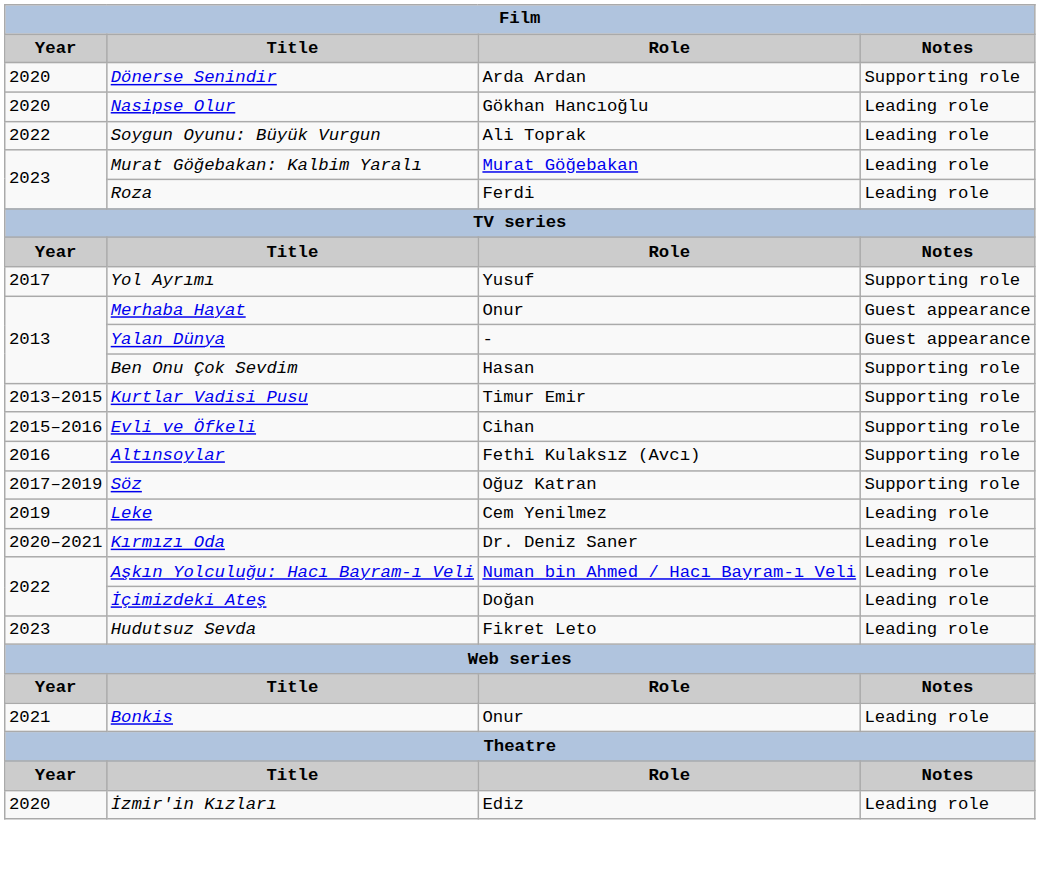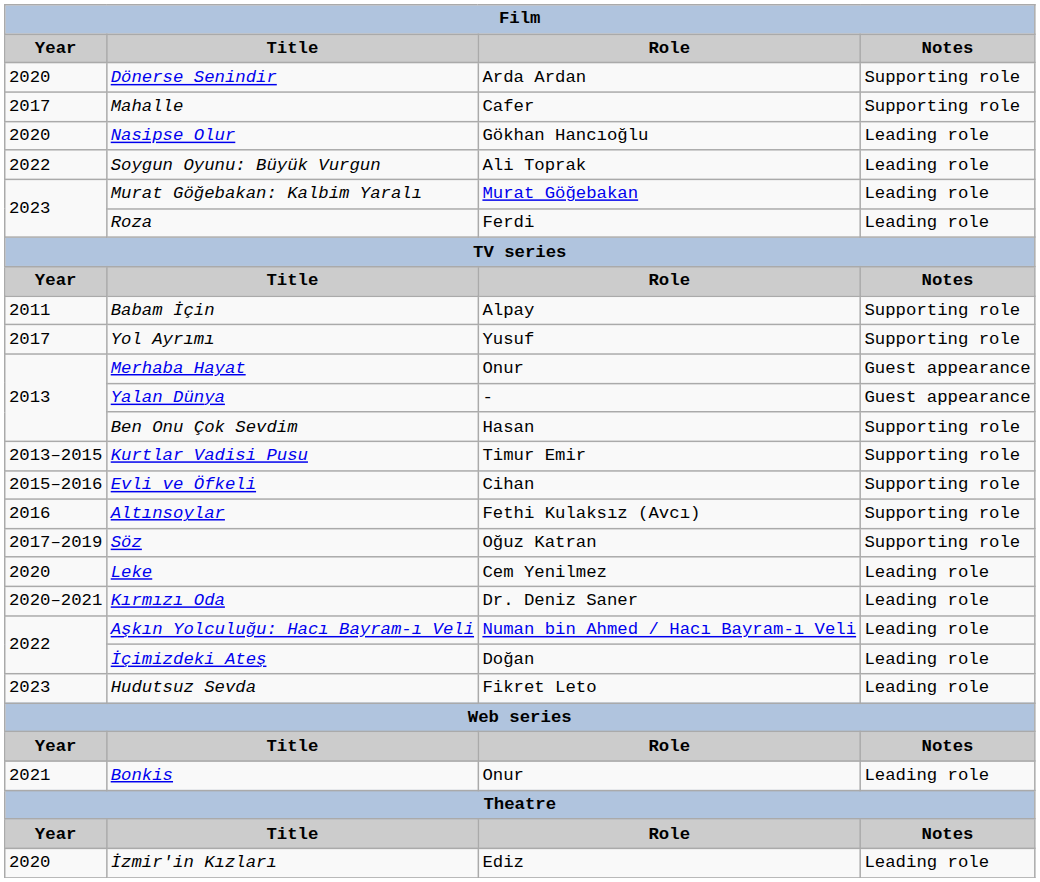+ row: (147, 106)
+ row: (163, 310)
(30, 514) 2019 -> (30, 572) 2020
